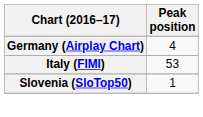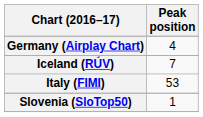+ row: (76, 64)
